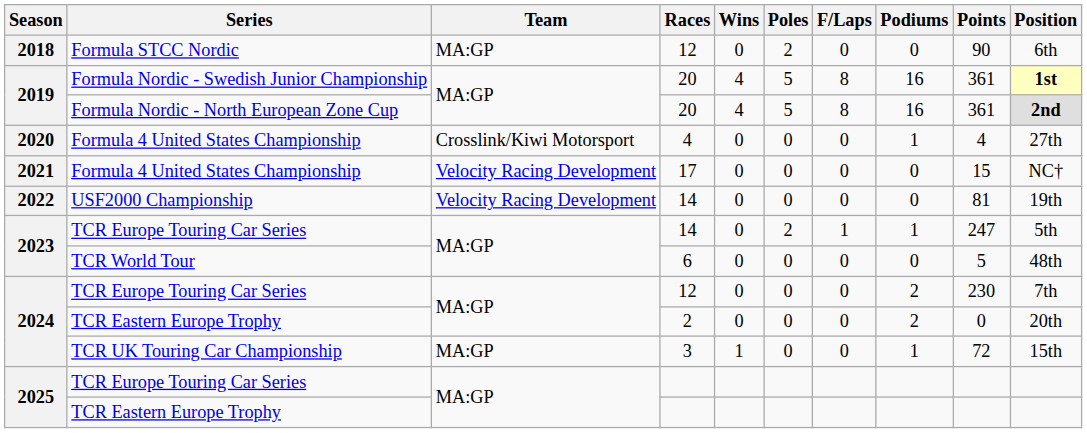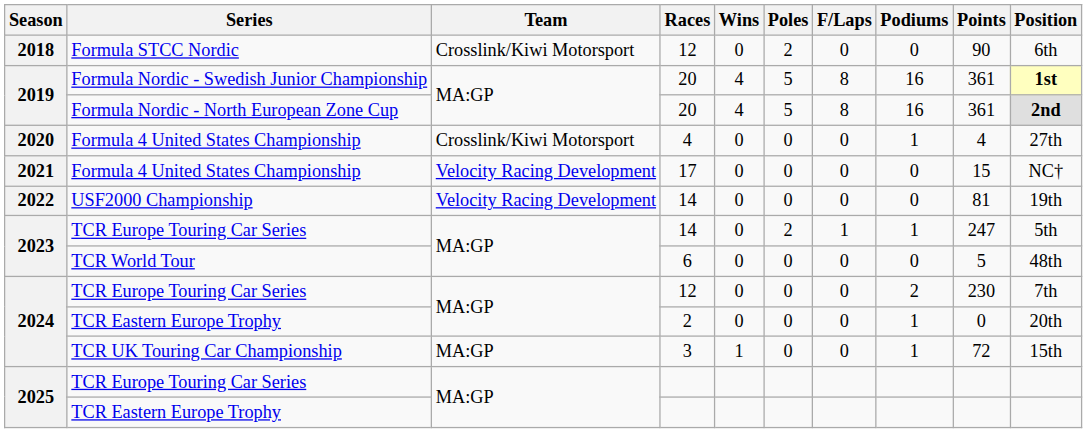(465, 50) MA:GP -> (535, 50) Crosslink/Kiwi Motorsport
(914, 321) 2 -> (914, 321) 1
